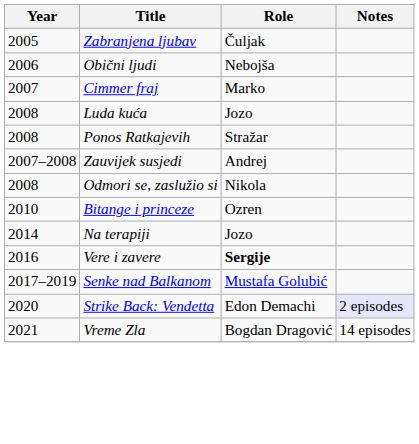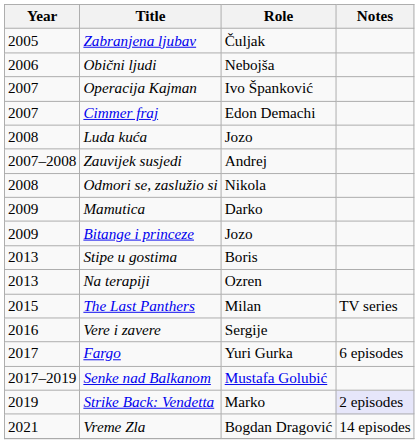+ row: (140, 88)
(245, 88) Marko -> (270, 112) Edon Demachi
- row: (137, 137)
+ row: (114, 209)
(23, 209) 2010 -> (23, 233) 2009
(243, 209) Ozren -> (239, 233) Jozo
+ row: (130, 257)
(23, 233) 2014 -> (23, 281) 2013
(239, 233) Jozo -> (243, 281) Ozren
+ row: (139, 305)
(247, 257) bold -> (246, 329) normal
+ row: (102, 354)
(23, 305) 2020 -> (23, 402) 2019
(270, 305) Edon Demachi -> (245, 402) Marko
